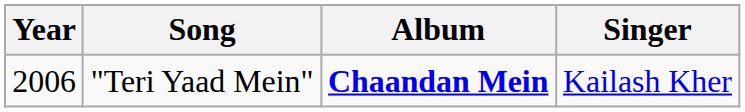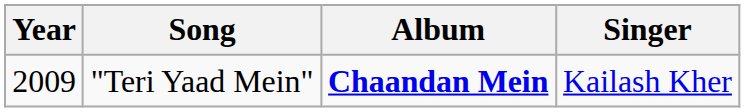(44, 80) 2006 -> (44, 80) 2009
